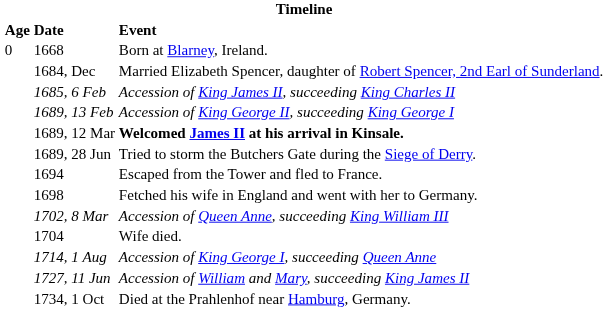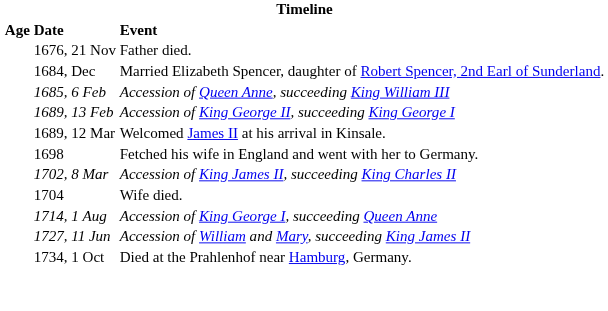- row: (49, 50)
+ row: (75, 50)
(287, 92) Accession of King James II, succeeding King Charles II -> (285, 92) Accession of Queen Anne, succeeding King William III
(261, 133) bold -> (253, 133) normal
- row: (72, 154)
- row: (49, 174)
(284, 216) Accession of Queen Anne, succeeding King William III -> (288, 174) Accession of King James II, succeeding King Charles II
